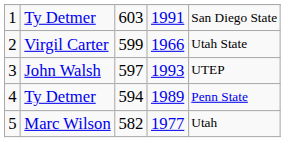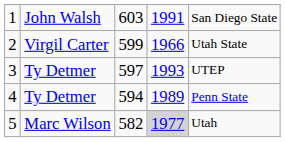(60, 17) Ty Detmer -> (63, 17) John Walsh
(63, 70) John Walsh -> (60, 70) Ty Detmer
(168, 123) no background -> (168, 123) lightgrey background
